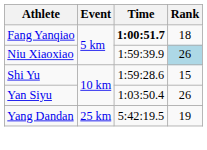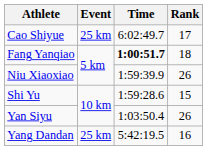+ row: (36, 35)
(185, 55) lightblue background -> (185, 75) no background
(185, 115) 19 -> (185, 136) 16
